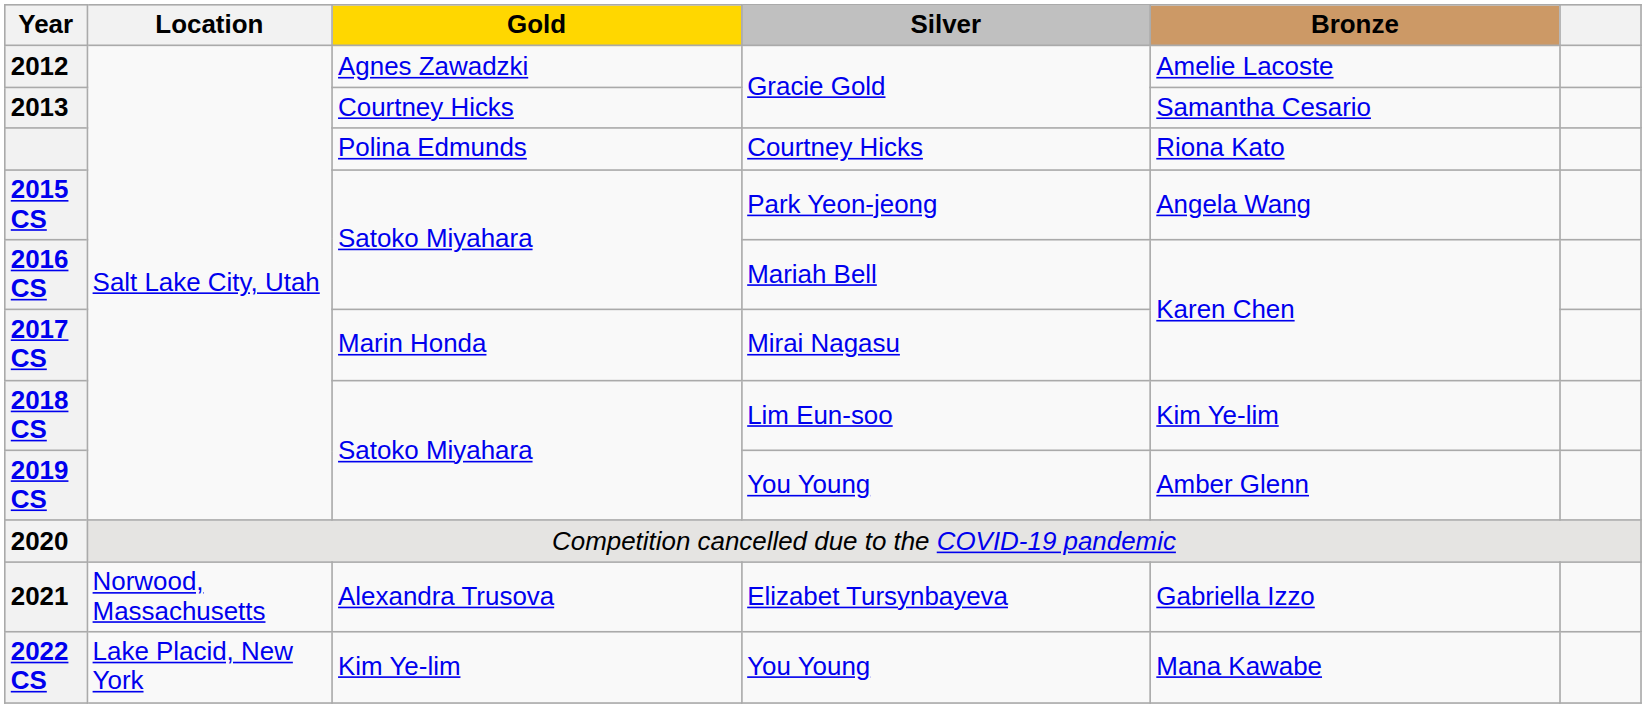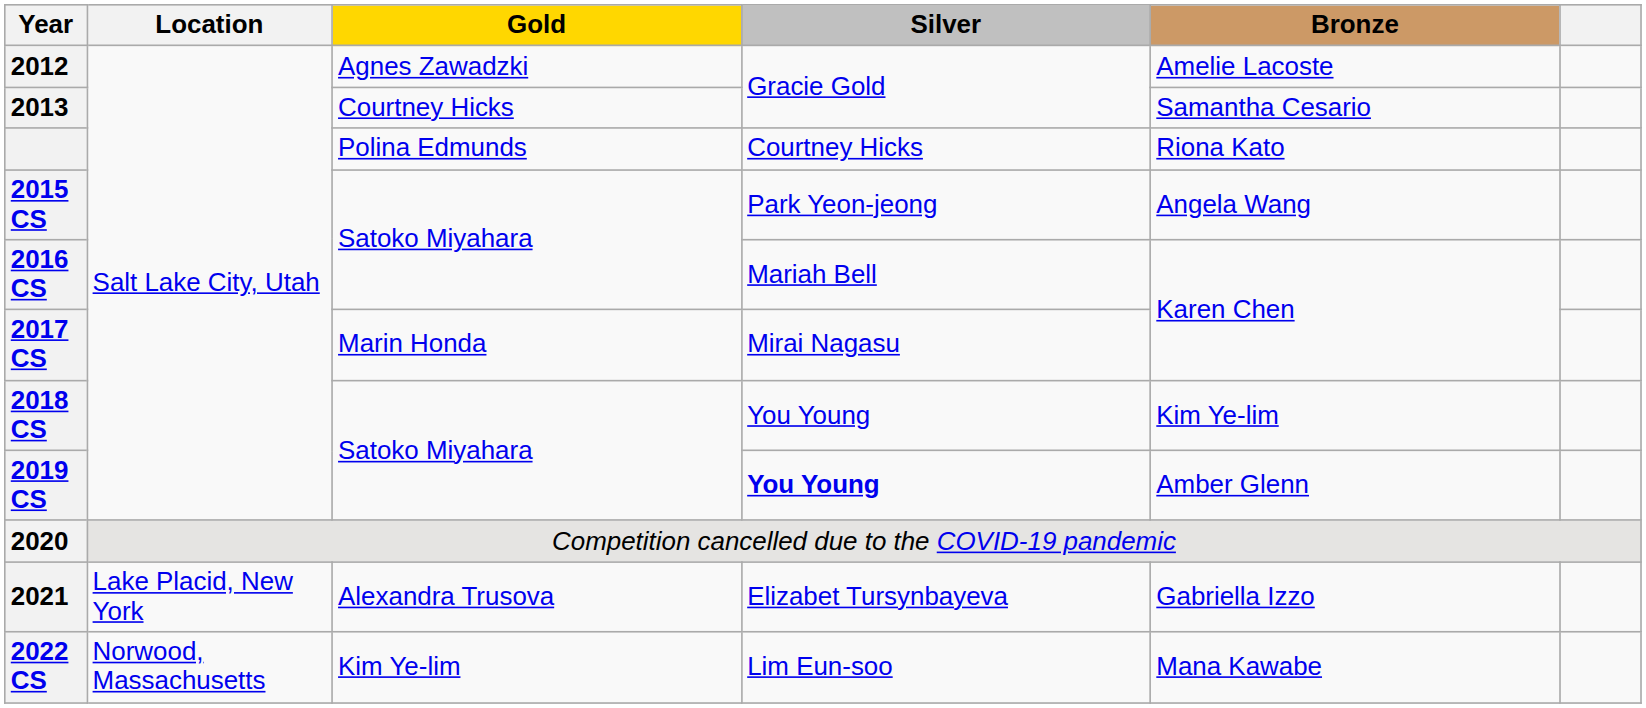(820, 414) Lim Eun-soo -> (809, 414) You Young
(809, 485) normal -> (813, 485) bold
(179, 596) Norwood, Massachusetts -> (193, 596) Lake Placid, New York
(193, 666) Lake Placid, New York -> (179, 666) Norwood, Massachusetts
(809, 666) You Young -> (820, 666) Lim Eun-soo
